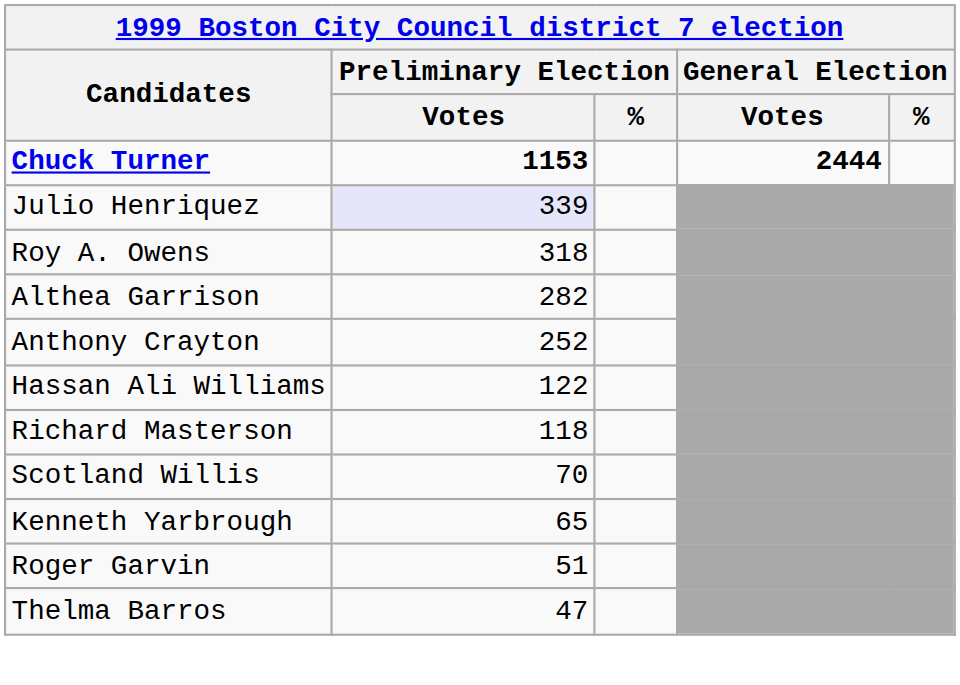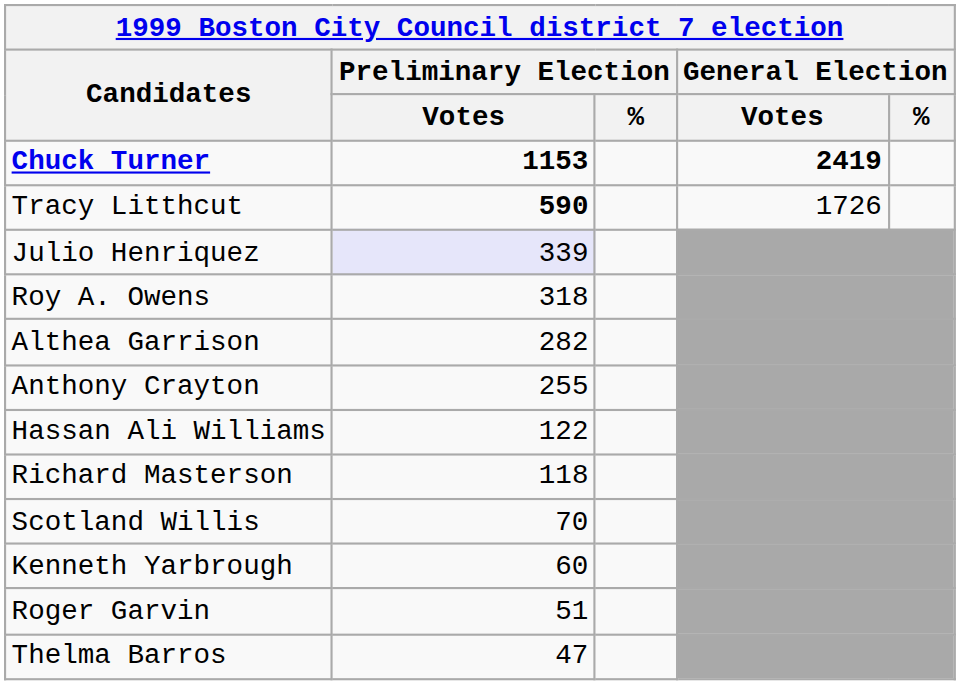(849, 162) 2444 -> (849, 162) 2419
+ row: (127, 207)
(564, 342) 252 -> (564, 387) 255
(572, 522) 65 -> (572, 567) 60
